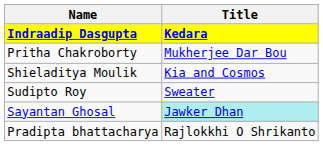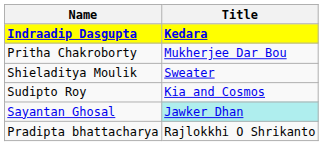(215, 73) Kia and Cosmos -> (189, 73) Sweater
(189, 92) Sweater -> (215, 92) Kia and Cosmos
